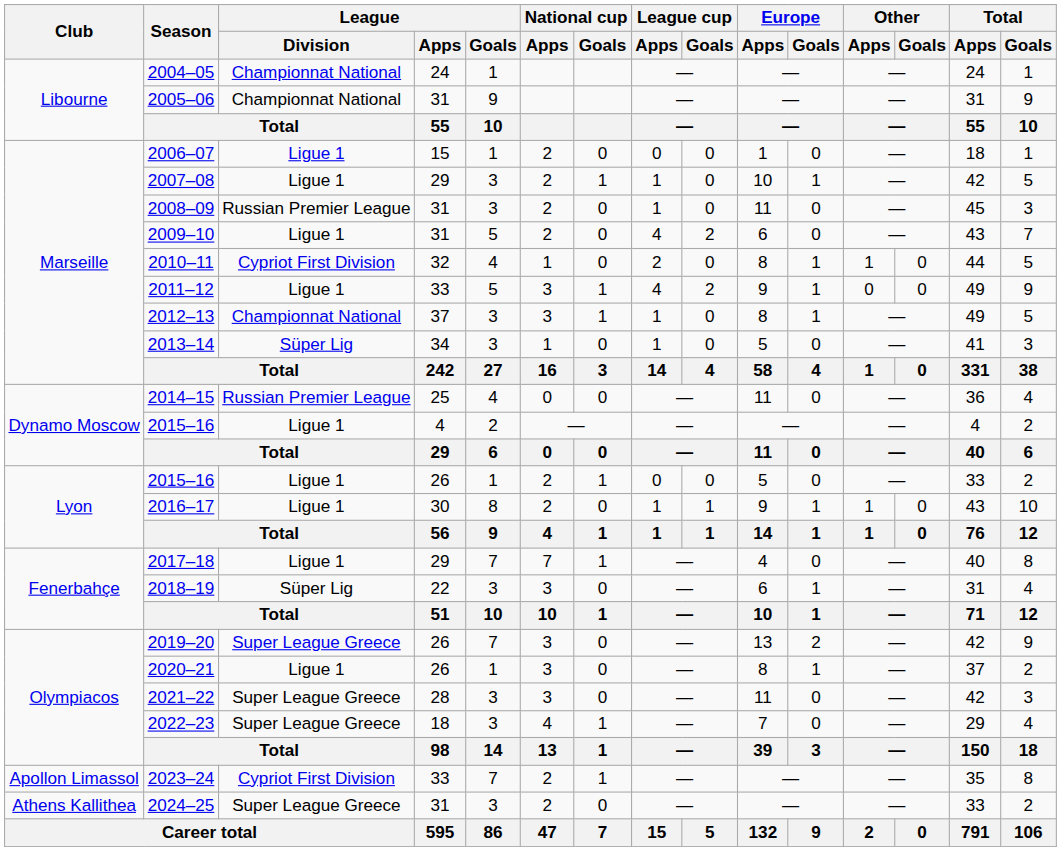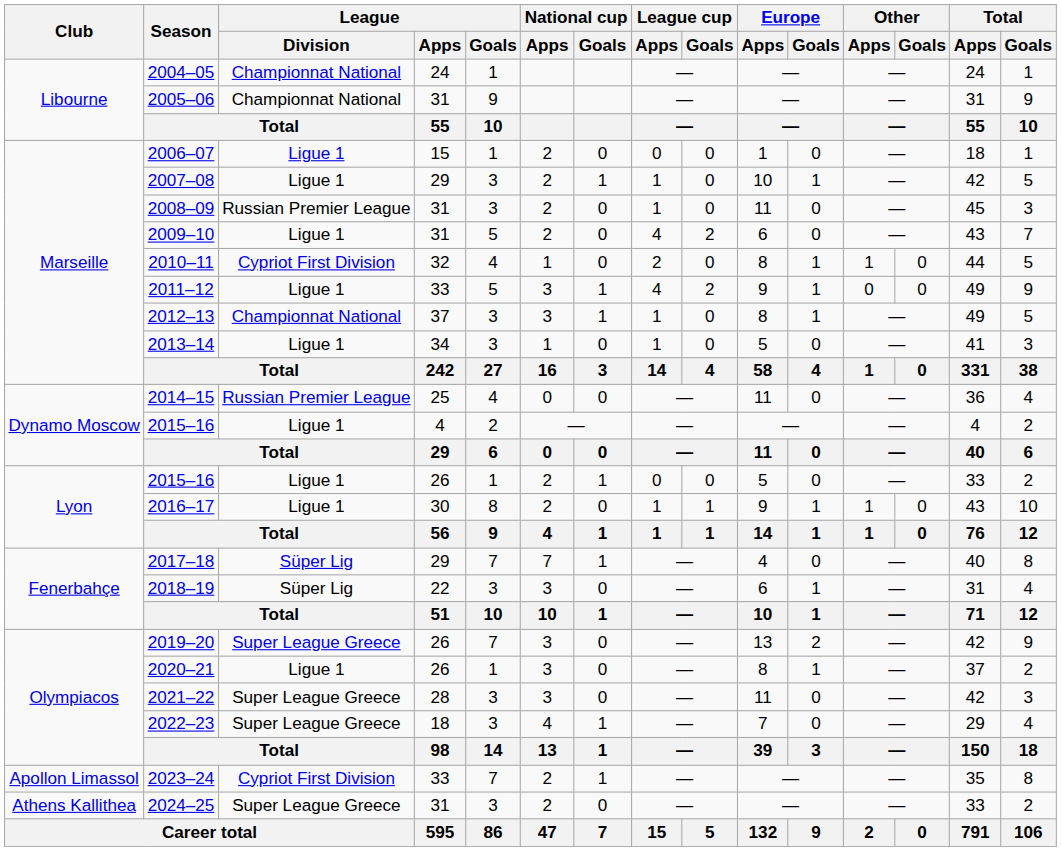(316, 343) Süper Lig -> (316, 343) Ligue 1
(316, 561) Ligue 1 -> (316, 561) Süper Lig
